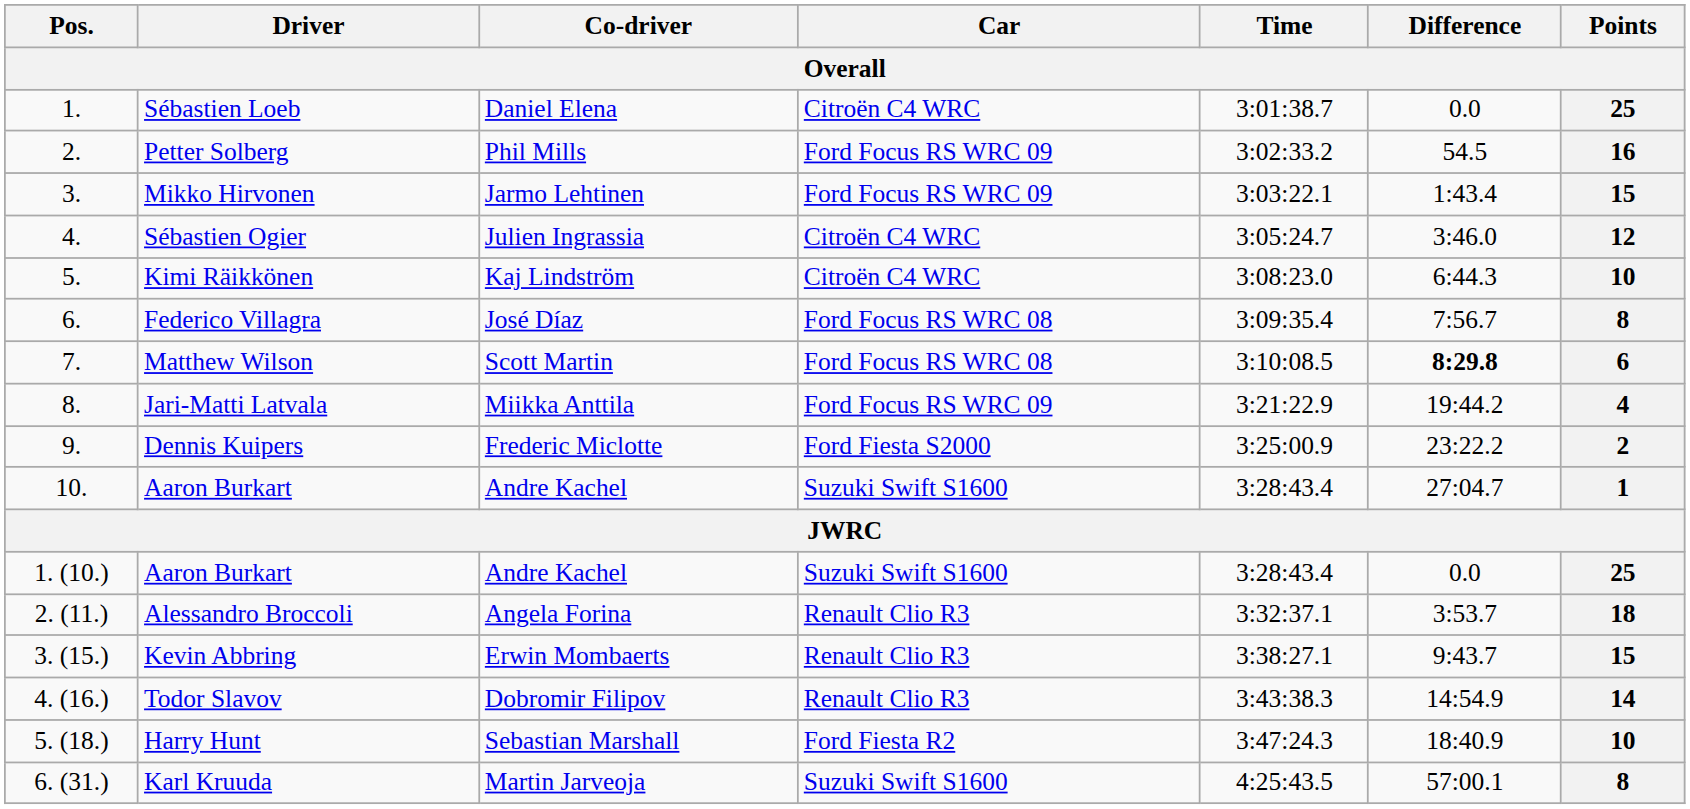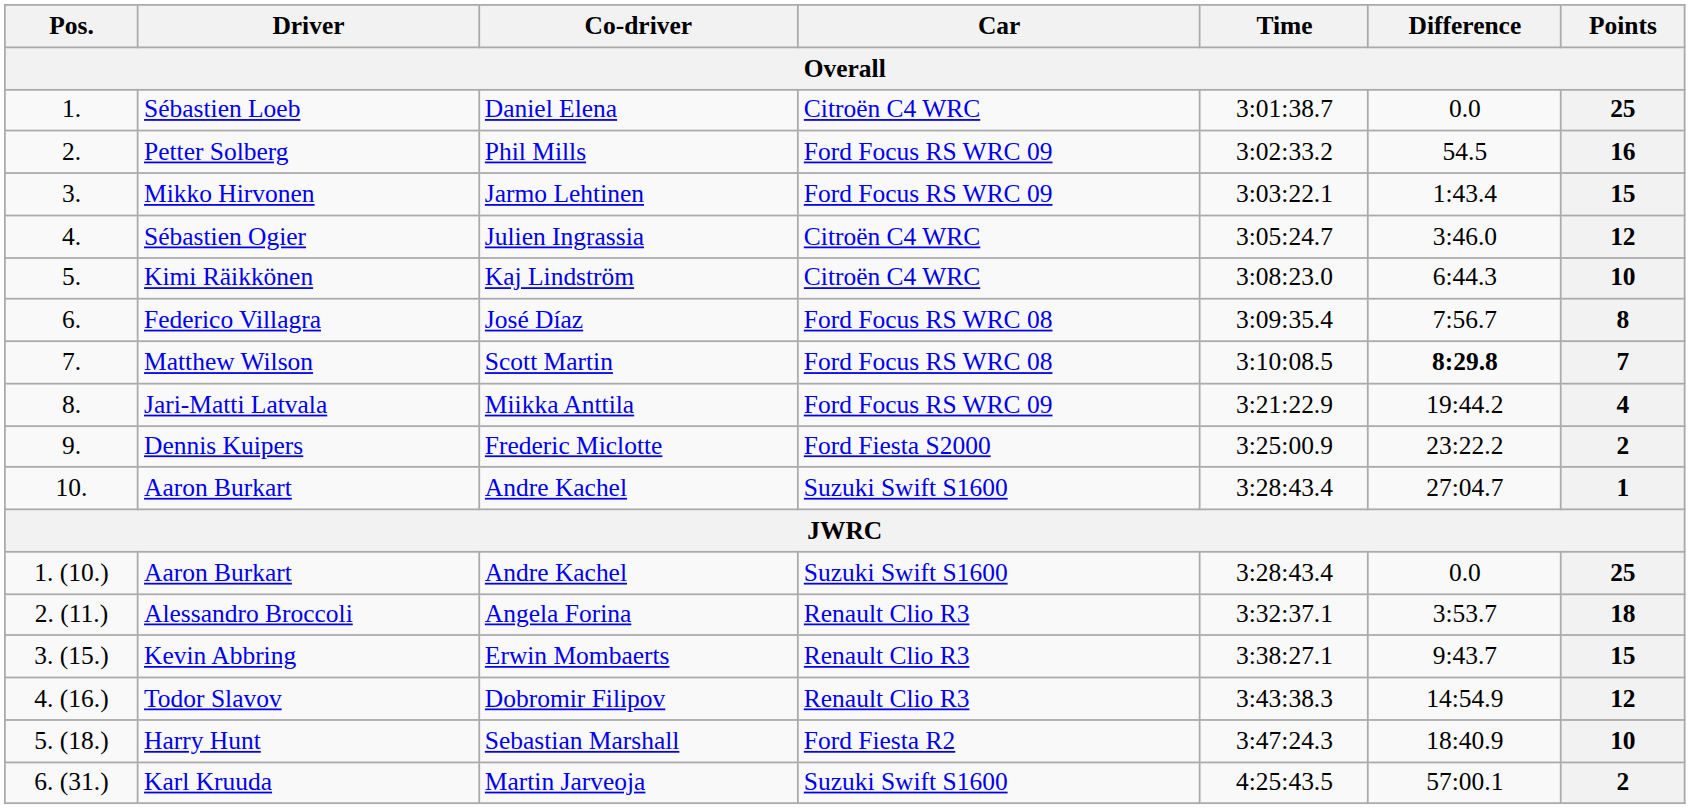(1623, 362) 6 -> (1623, 362) 7
(1623, 698) 14 -> (1623, 698) 12
(1623, 782) 8 -> (1623, 782) 2
